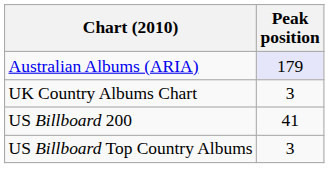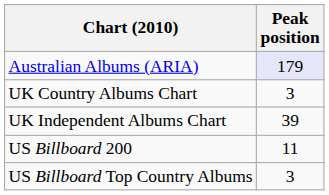+ row: (117, 120)
(290, 120) 41 -> (290, 148) 11
